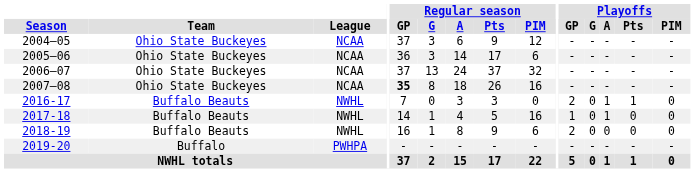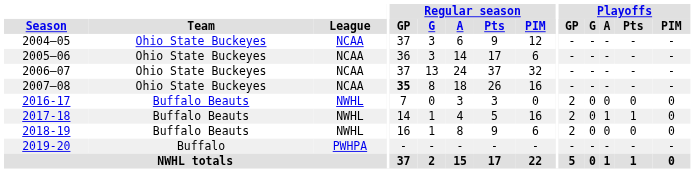(607, 101) 1 -> (607, 101) 0
(633, 101) 1 -> (633, 101) 0
(572, 116) 1 -> (572, 116) 2
(633, 116) 0 -> (633, 116) 1
